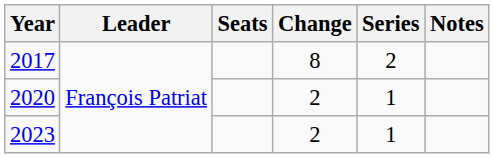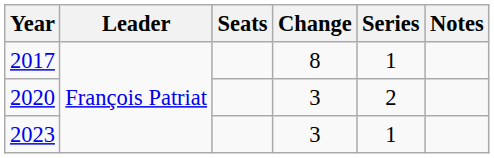(391, 60) 2 -> (391, 60) 1
(315, 97) 2 -> (315, 97) 3
(391, 97) 1 -> (391, 97) 2
(315, 134) 2 -> (315, 134) 3
